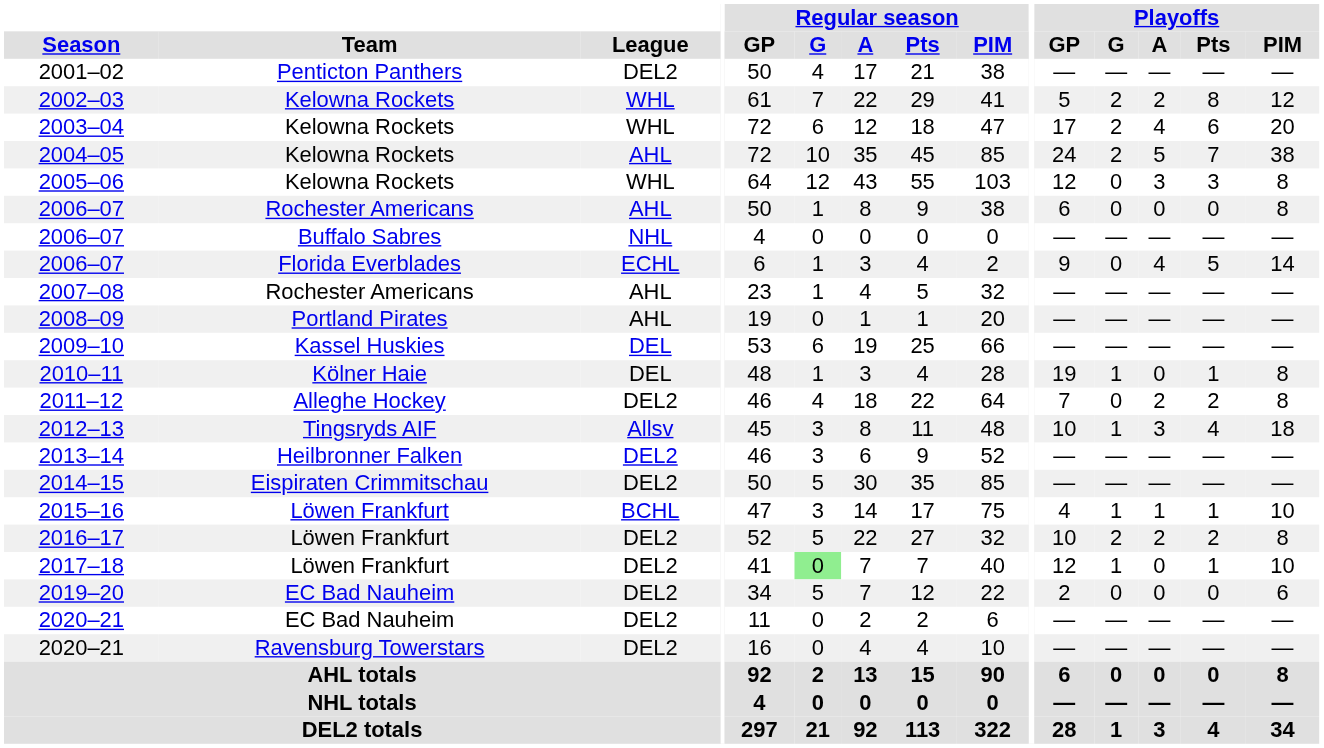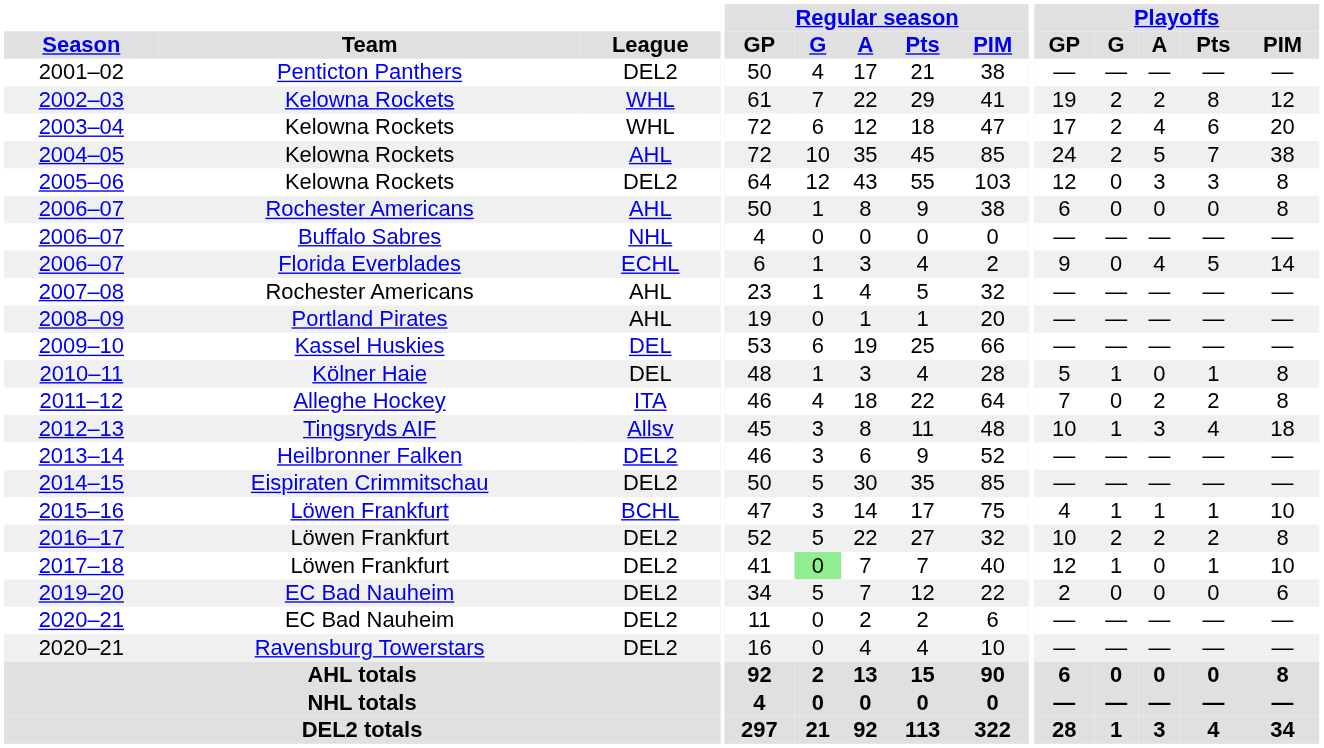(1064, 99) 5 -> (1064, 99) 19
(650, 181) WHL -> (650, 181) DEL2
(1064, 373) 19 -> (1064, 373) 5
(650, 401) DEL2 -> (650, 401) ITA
